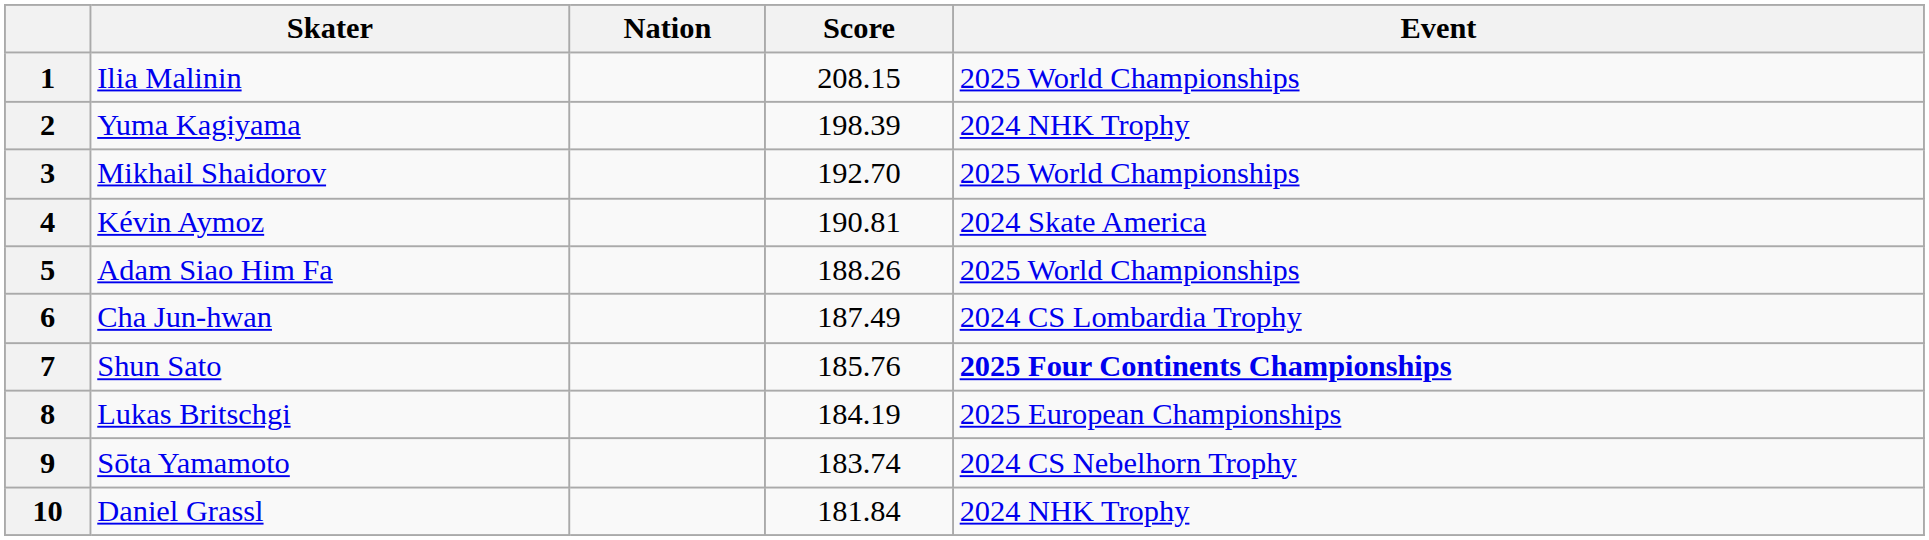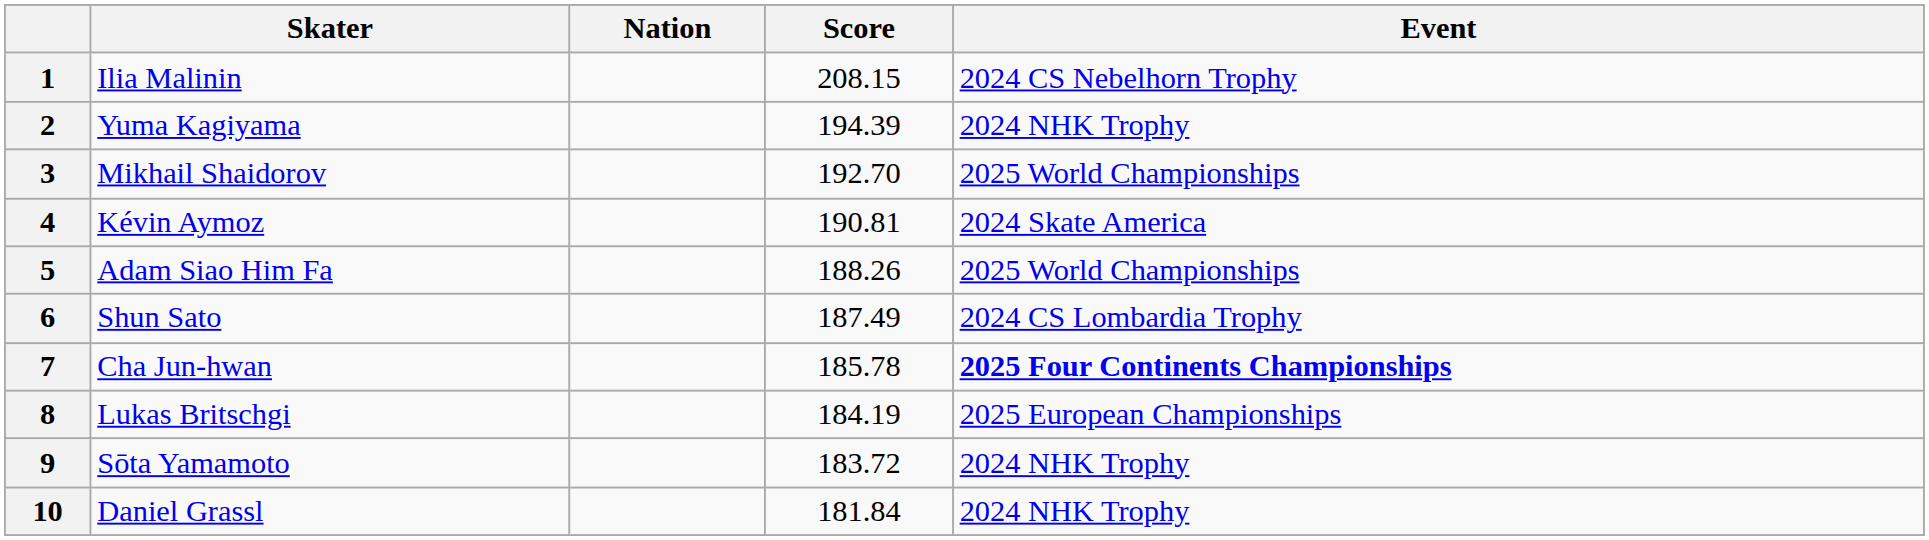(1130, 76) 2025 World Championships -> (1128, 76) 2024 CS Nebelhorn Trophy
(859, 125) 198.39 -> (859, 125) 194.39
(185, 317) Cha Jun-hwan -> (159, 317) Shun Sato
(159, 366) Shun Sato -> (185, 366) Cha Jun-hwan
(859, 366) 185.76 -> (859, 366) 185.78
(859, 462) 183.74 -> (859, 462) 183.72
(1128, 462) 2024 CS Nebelhorn Trophy -> (1075, 462) 2024 NHK Trophy
